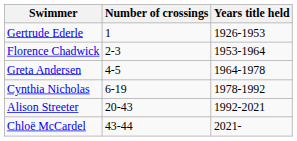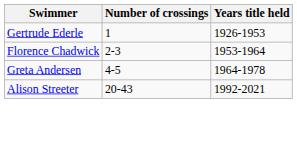- row: (48, 88)
- row: (46, 126)
